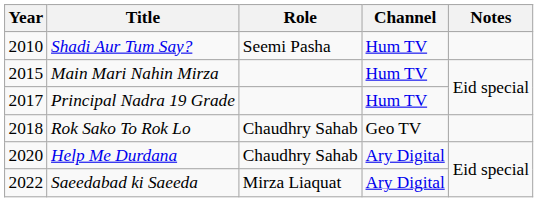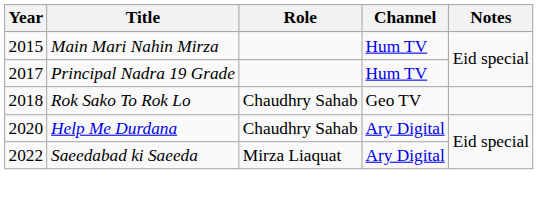- row: (122, 45)
